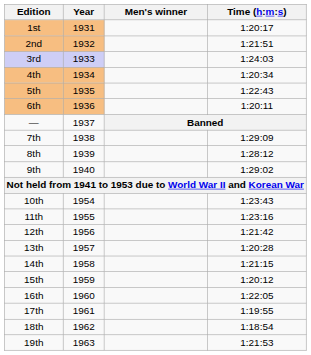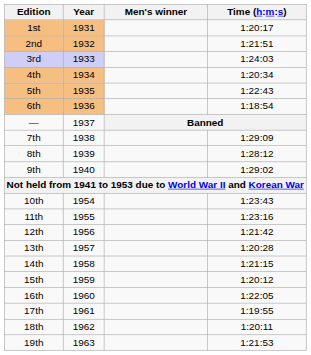(257, 106) 1:20:11 -> (257, 106) 1:18:54
(257, 327) 1:18:54 -> (257, 327) 1:20:11
